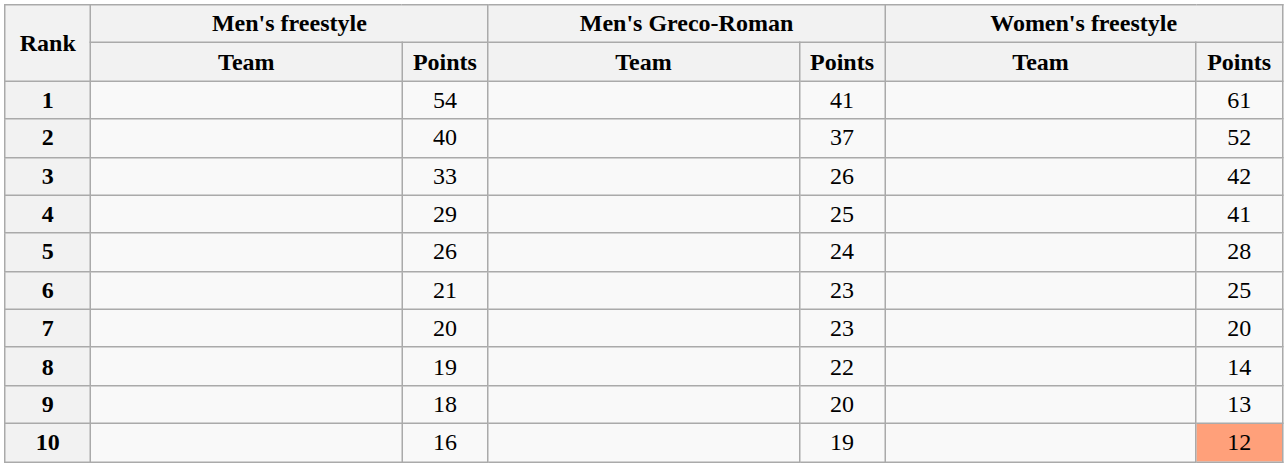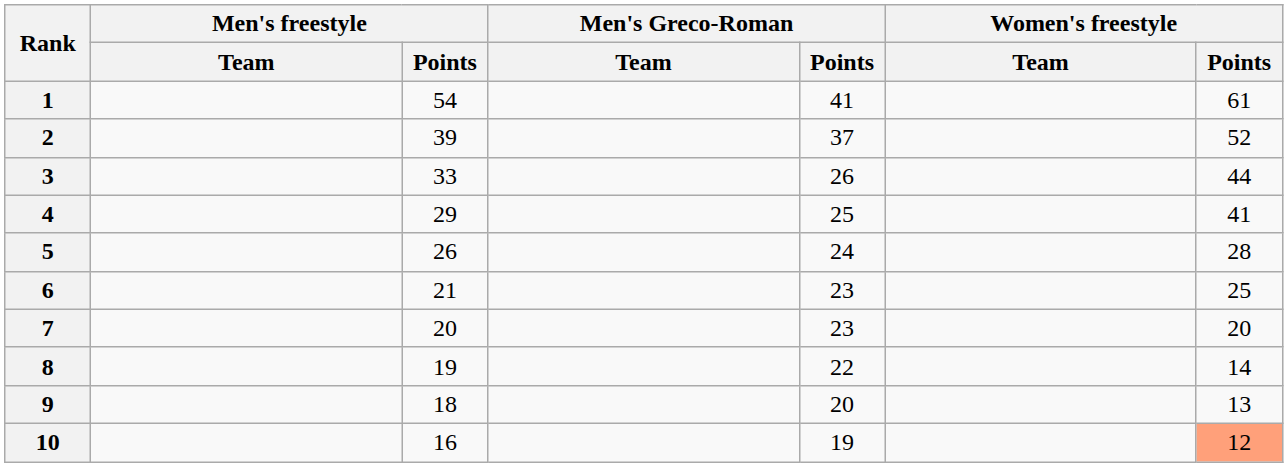(445, 137) 40 -> (445, 137) 39
(1239, 175) 42 -> (1239, 175) 44
